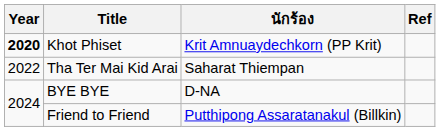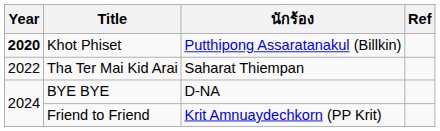(283, 45) Krit Amnuaydechkorn (PP Krit) -> (293, 45) Putthipong Assaratanakul (Billkin)
(293, 114) Putthipong Assaratanakul (Billkin) -> (283, 114) Krit Amnuaydechkorn (PP Krit)
